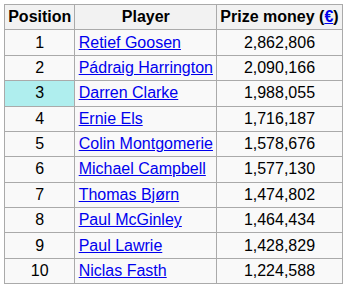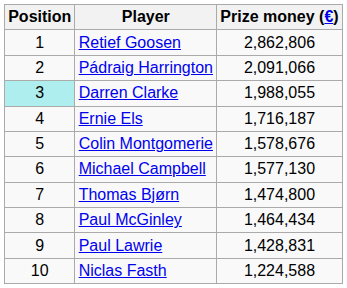(279, 67) 2,090,166 -> (279, 67) 2,091,066
(279, 194) 1,474,802 -> (279, 194) 1,474,800
(279, 245) 1,428,829 -> (279, 245) 1,428,831
